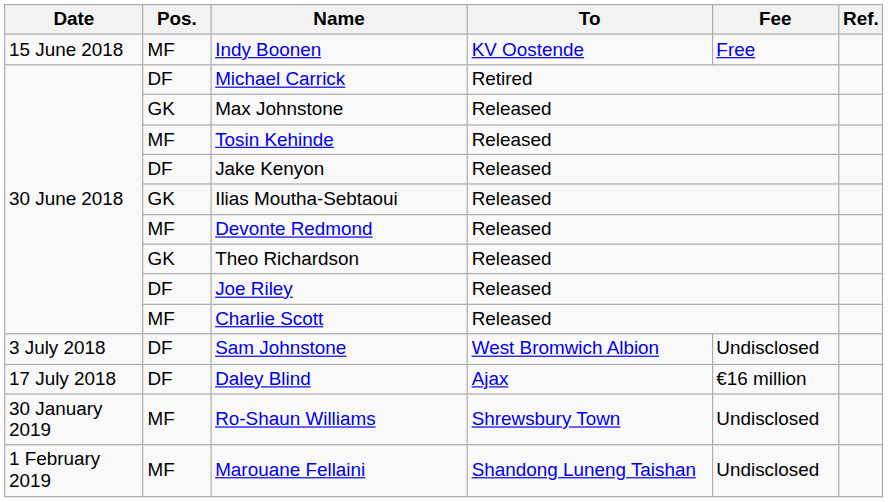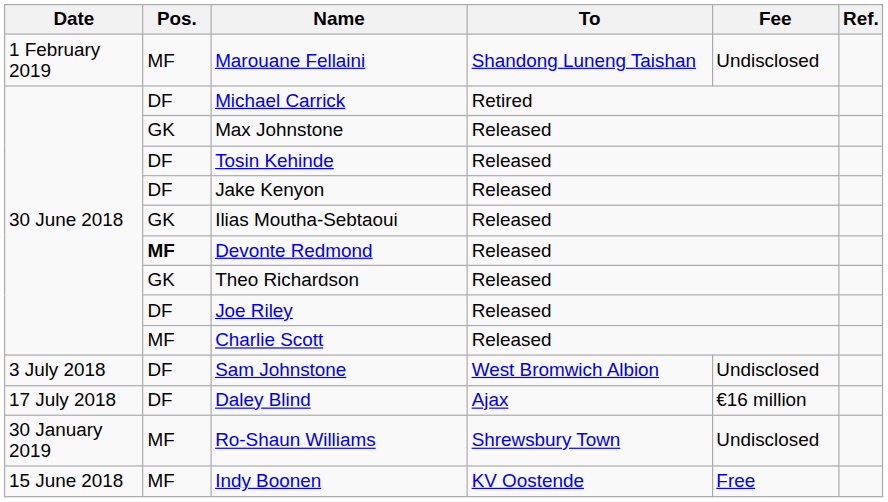rows swapped: (268, 49) <-> (290, 470)
(161, 139) MF -> (160, 160) DF
(161, 229) normal -> (161, 250) bold
